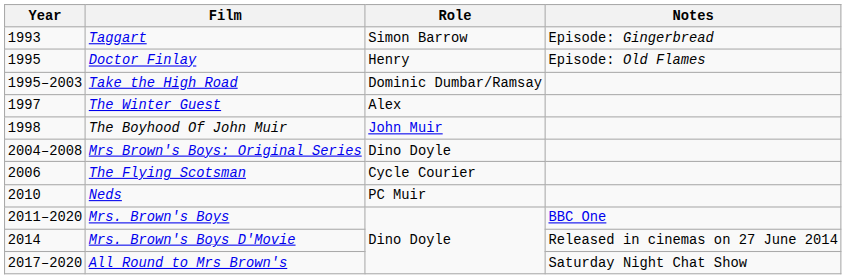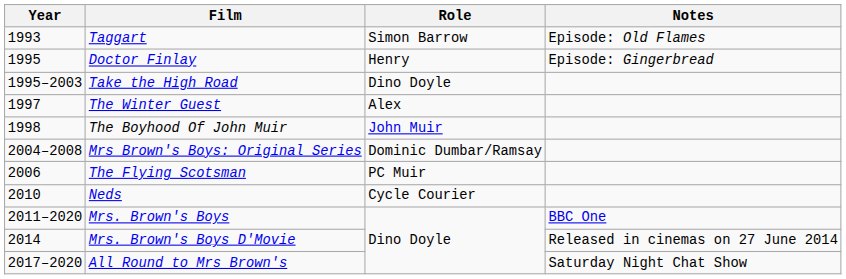(631, 38) Episode: Gingerbread -> (627, 38) Episode: Old Flames
(627, 61) Episode: Old Flames -> (631, 61) Episode: Gingerbread
(455, 83) Dominic Dumbar/Ramsay -> (410, 83) Dino Doyle
(410, 151) Dino Doyle -> (455, 151) Dominic Dumbar/Ramsay
(422, 173) Cycle Courier -> (397, 173) PC Muir
(397, 195) PC Muir -> (422, 195) Cycle Courier
